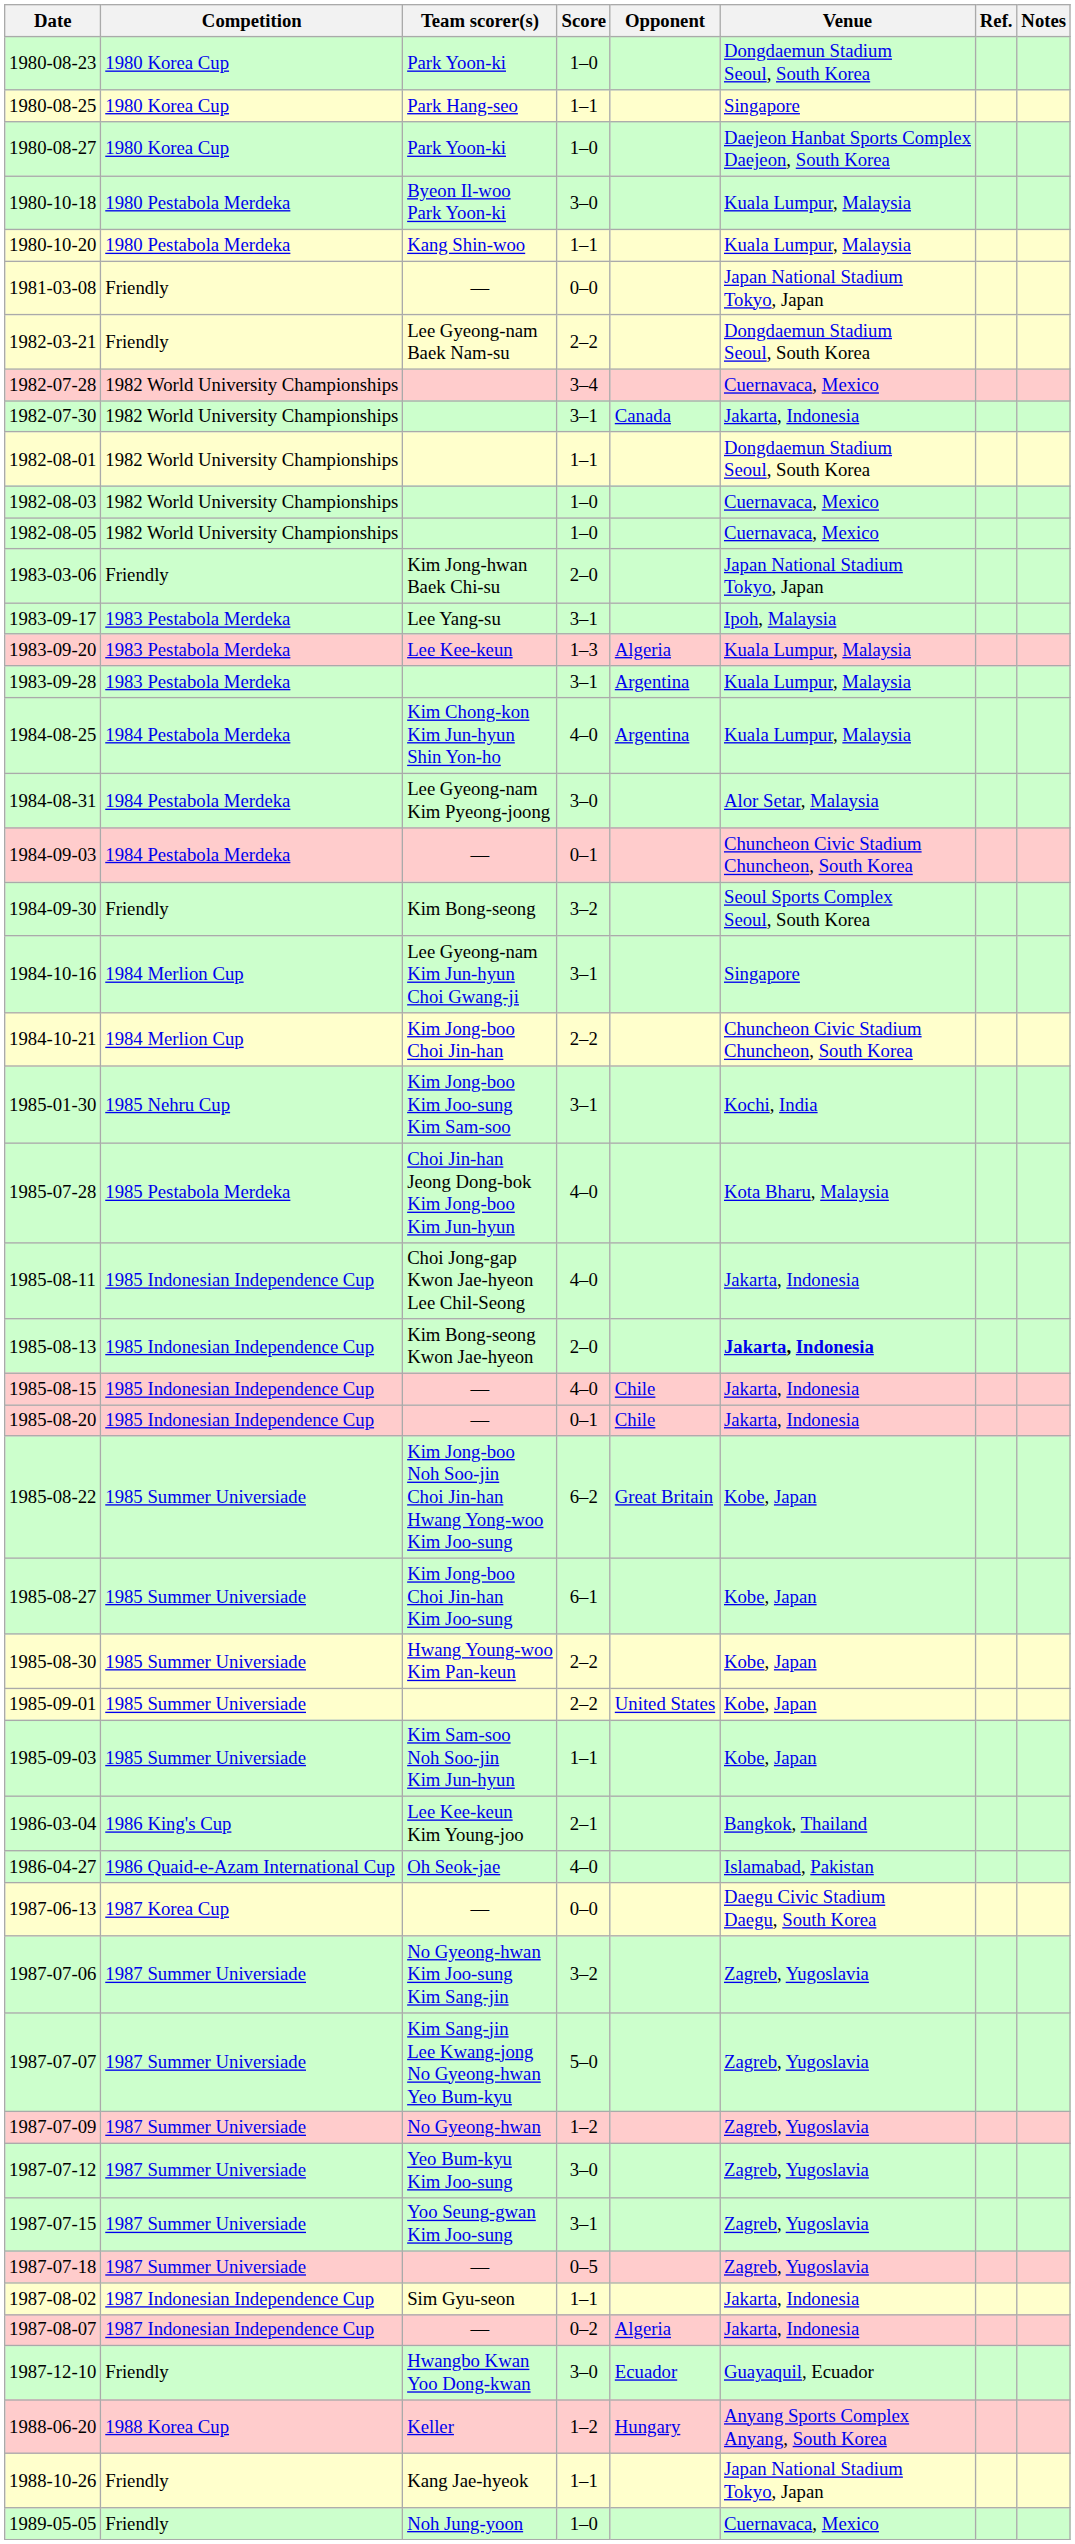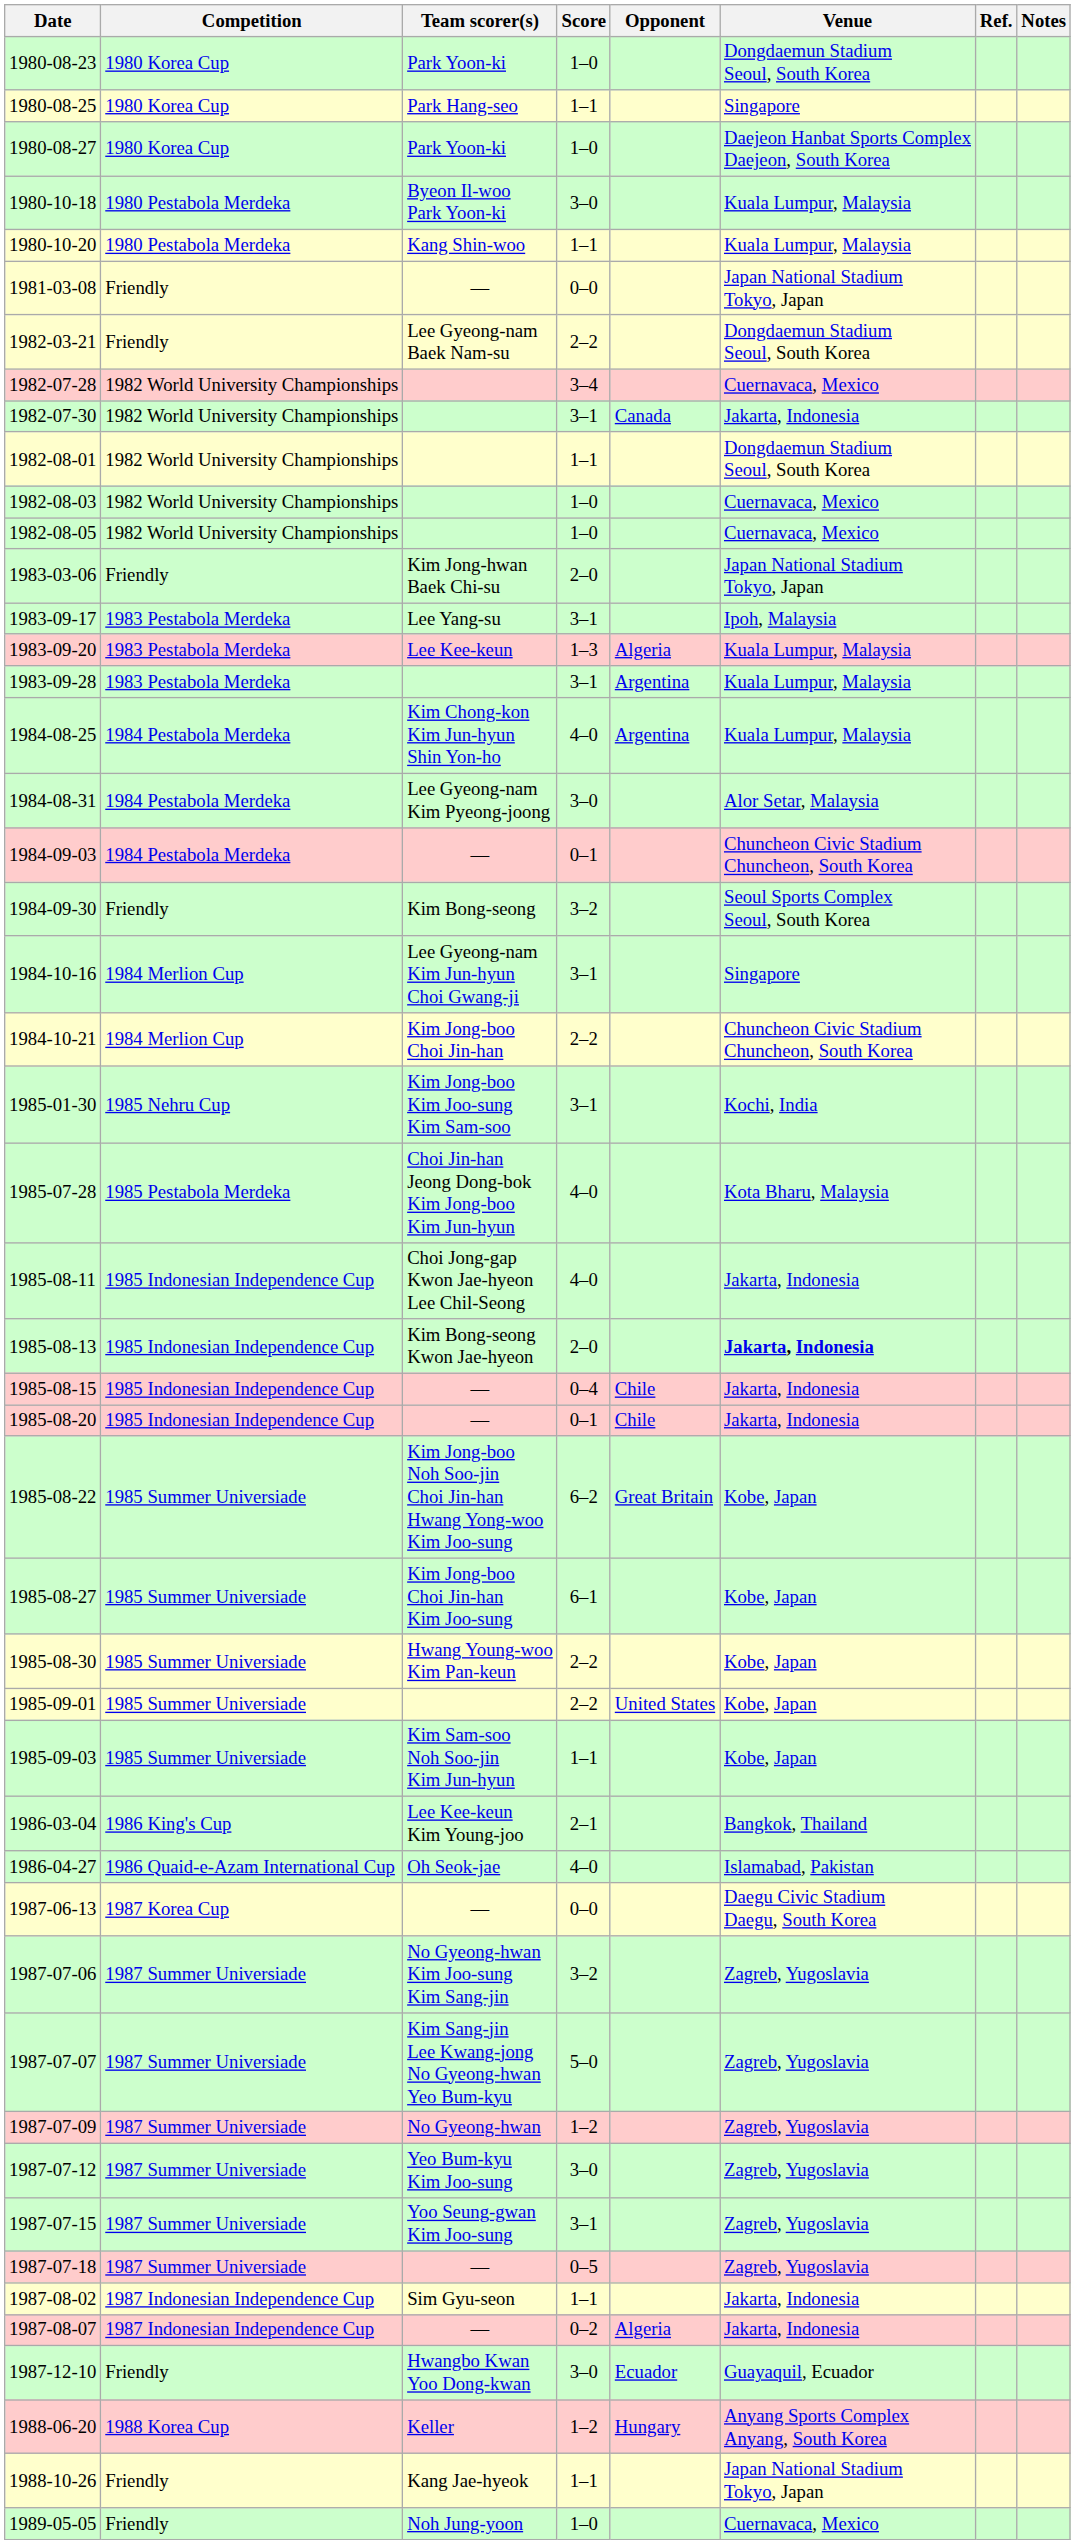(584, 1388) 4–0 -> (584, 1388) 0–4
